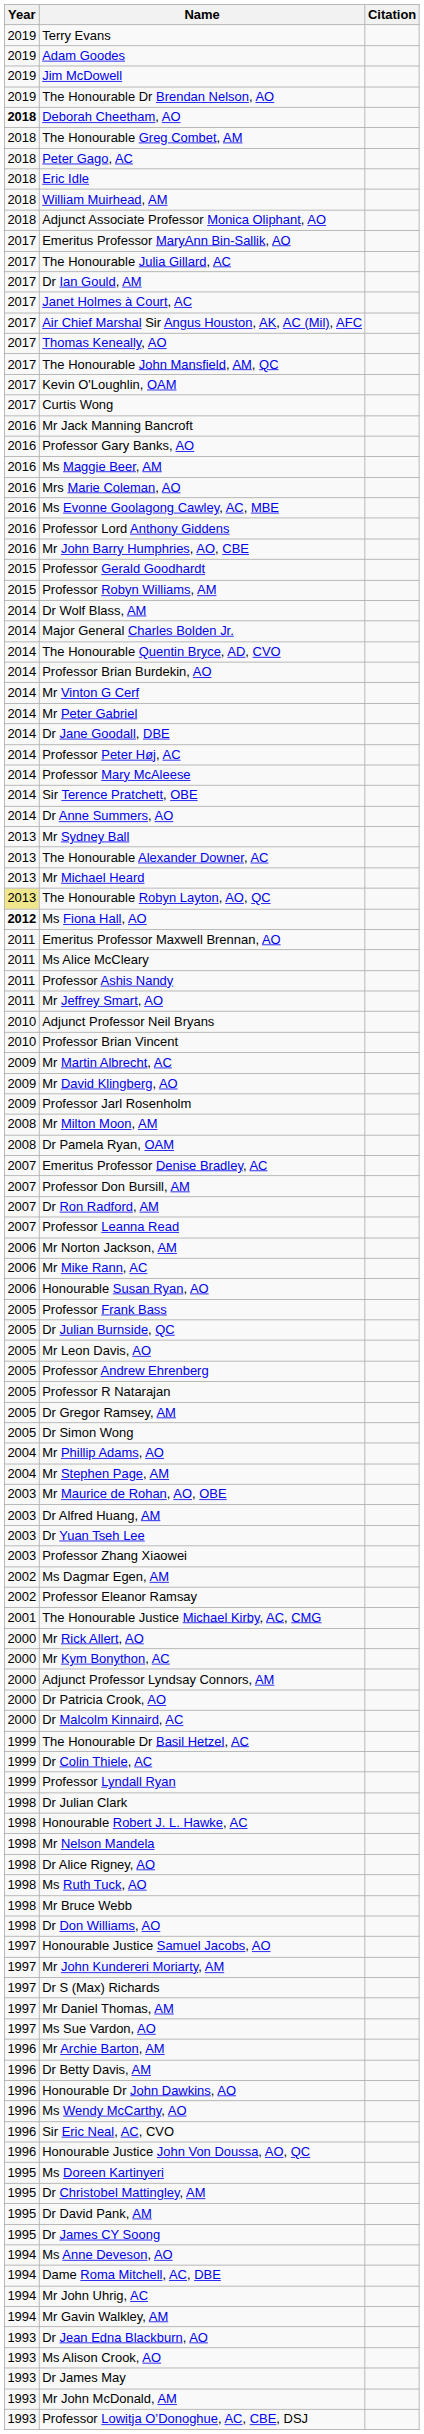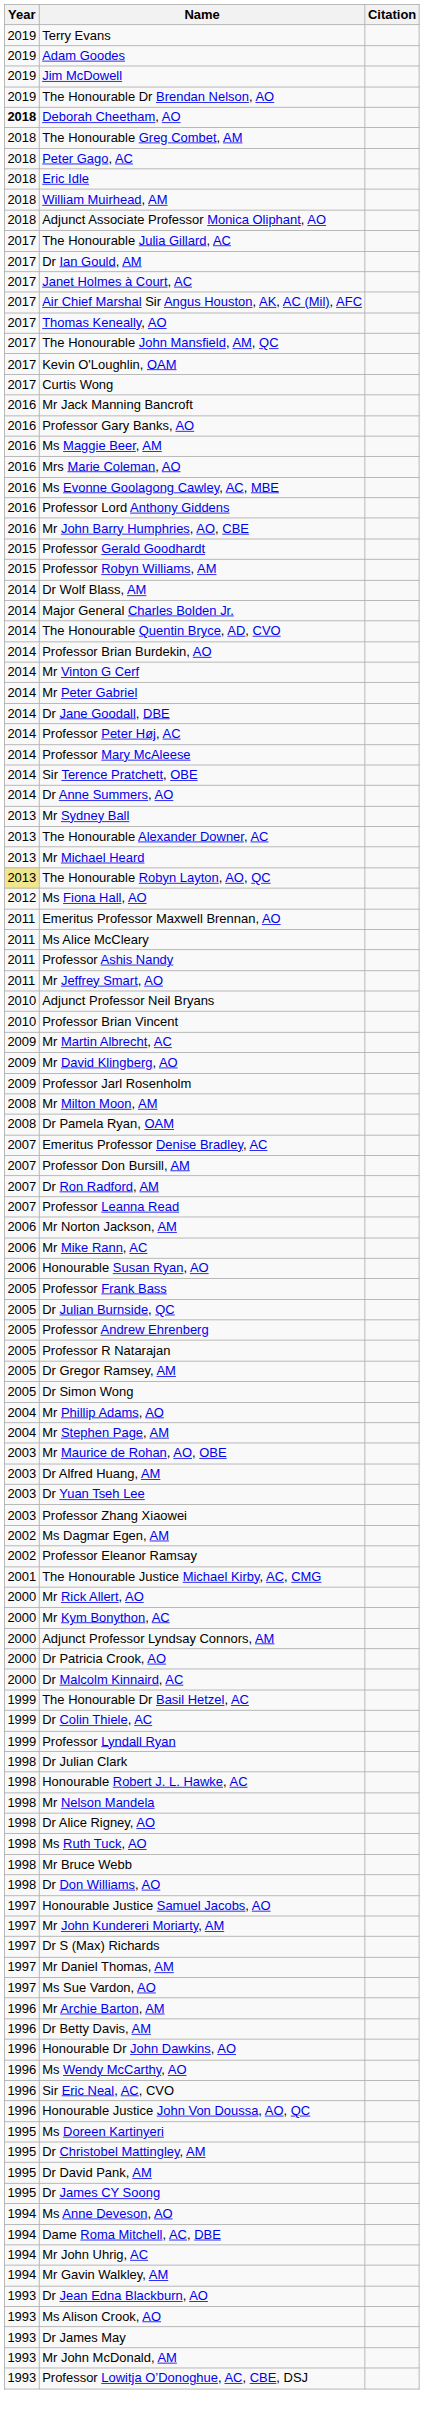- row: (166, 240)
(22, 919) bold -> (22, 898) normal
- row: (97, 1350)
